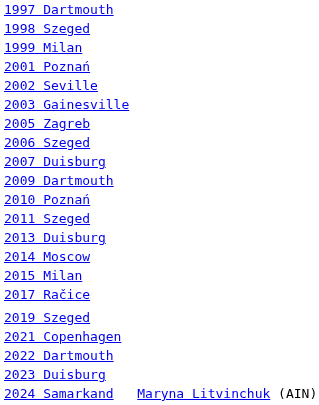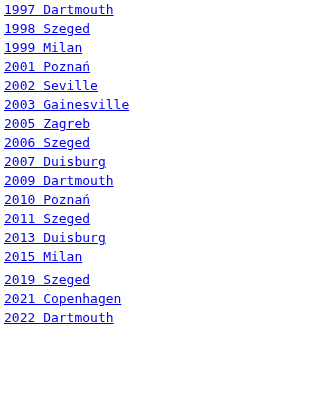- row: (47, 256)
- row: (47, 294)
- row: (55, 374)
- row: (59, 394)
